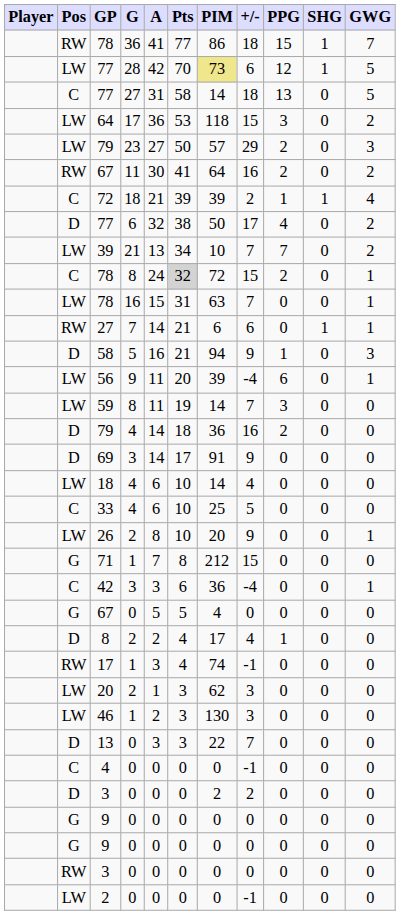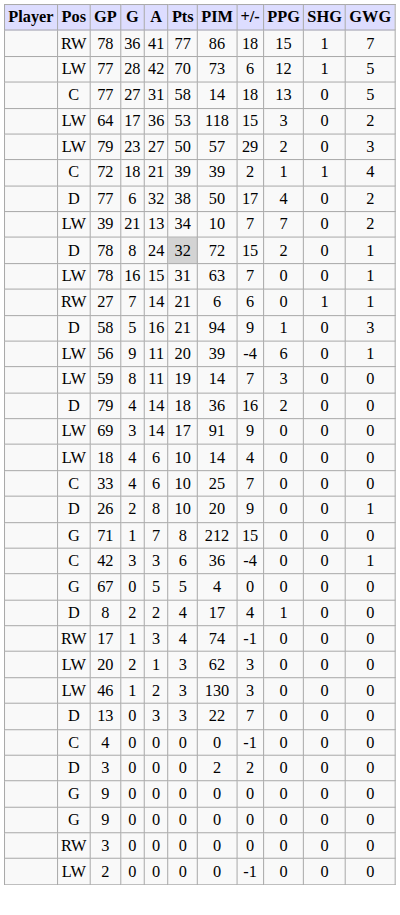(217, 69) khaki background -> (217, 69) no background
- row: (105, 172)
(74, 276) C -> (74, 250) D
(74, 457) D -> (74, 431) LW
(250, 509) 5 -> (250, 483) 7
(74, 535) LW -> (74, 509) D
